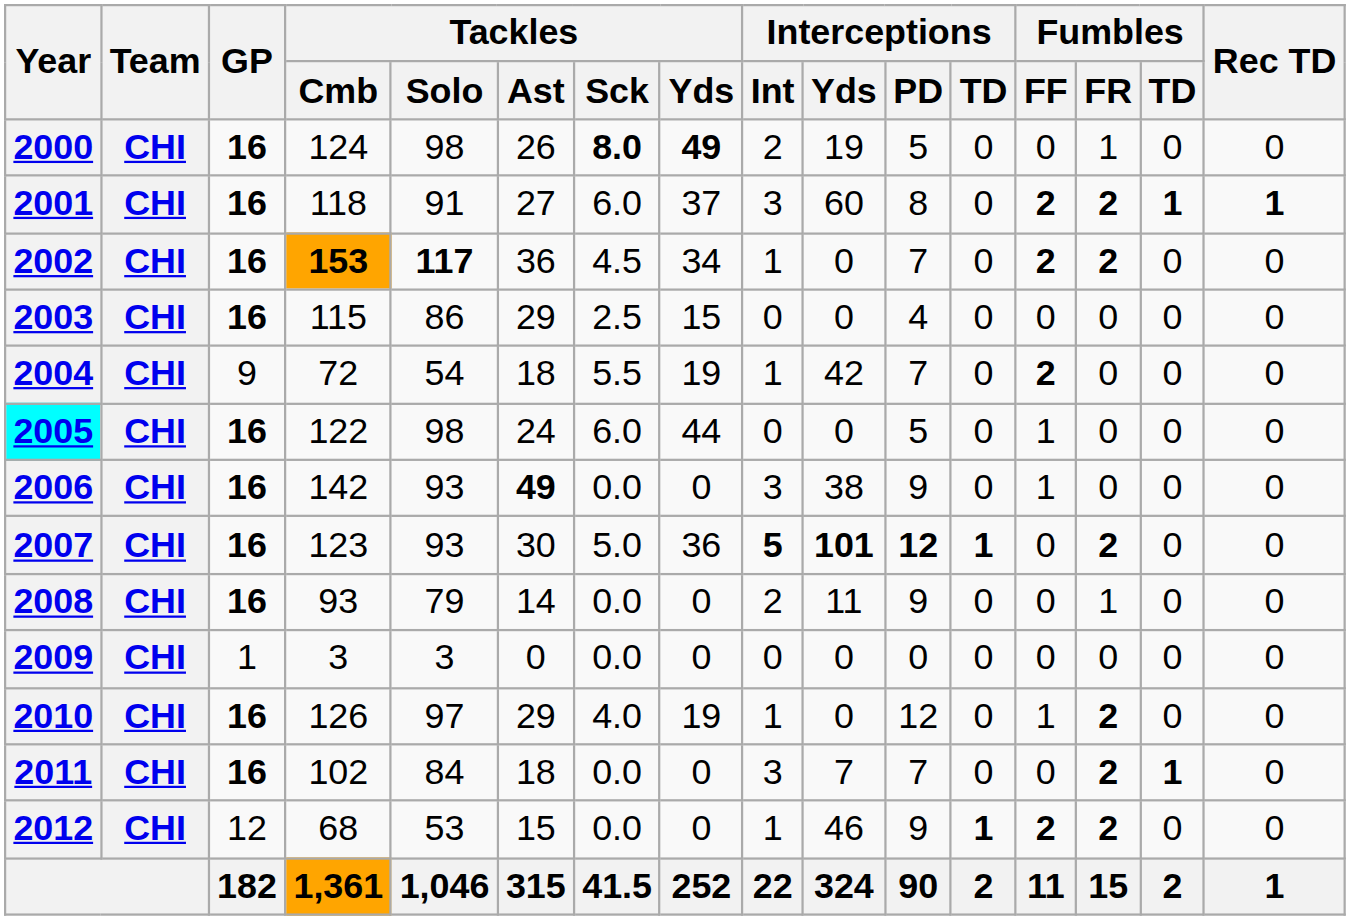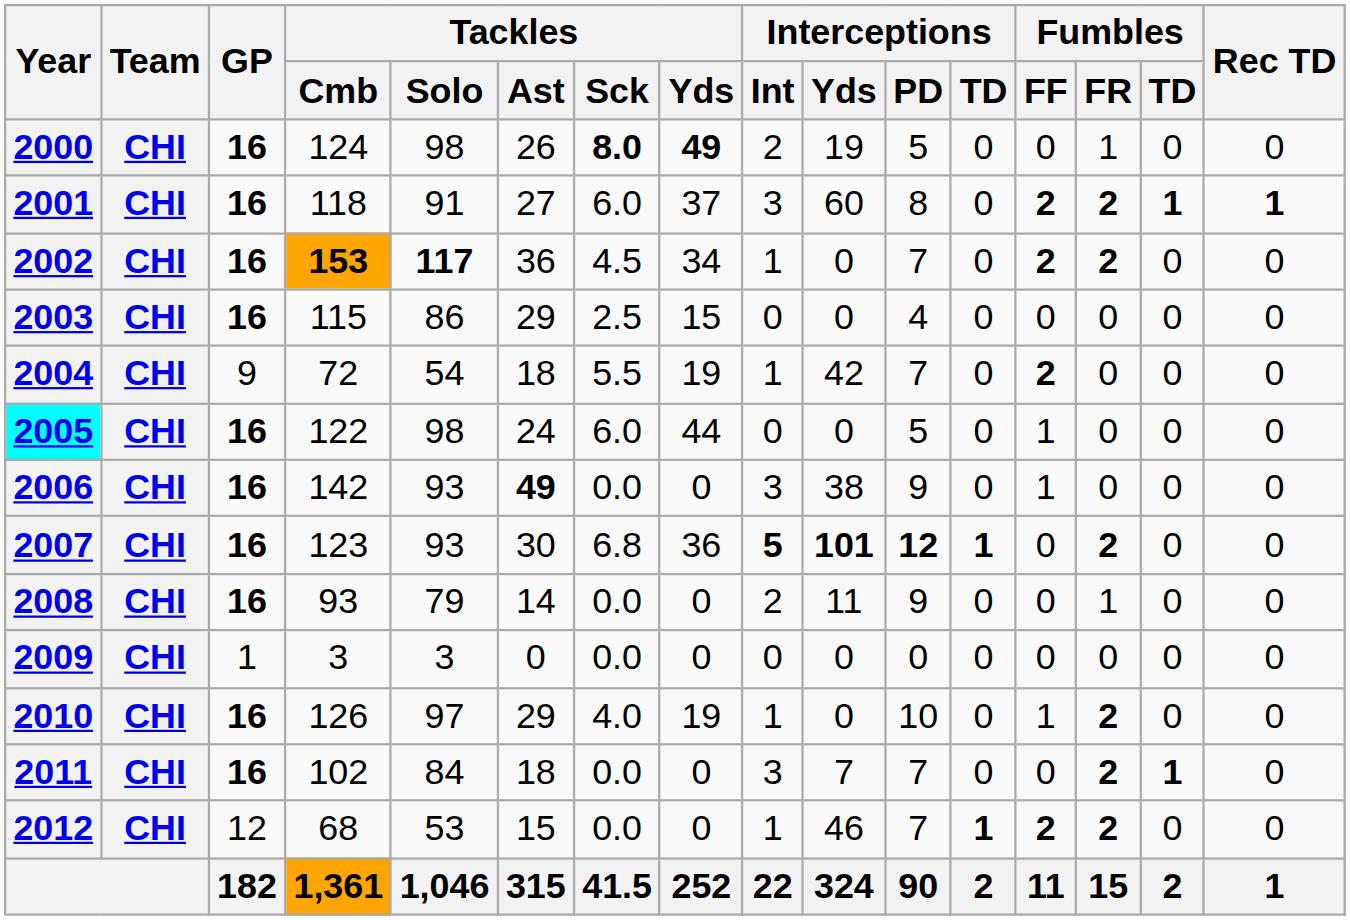(617, 544) 5.0 -> (617, 544) 6.8
(918, 714) 12 -> (918, 714) 10
(918, 828) 9 -> (918, 828) 7
